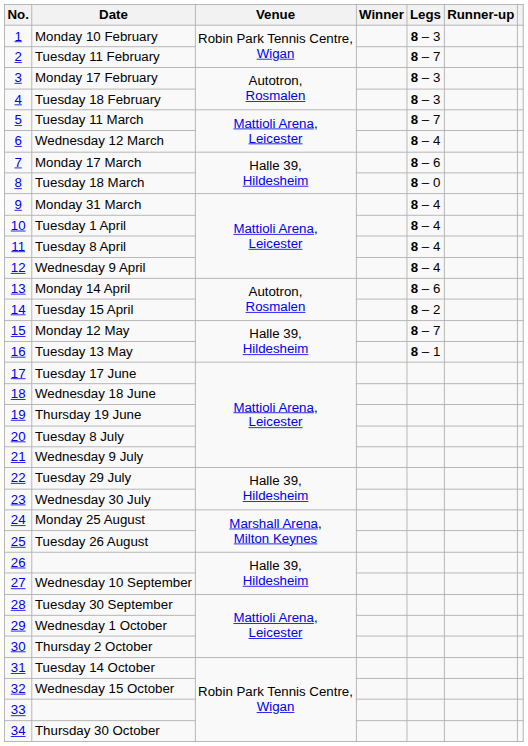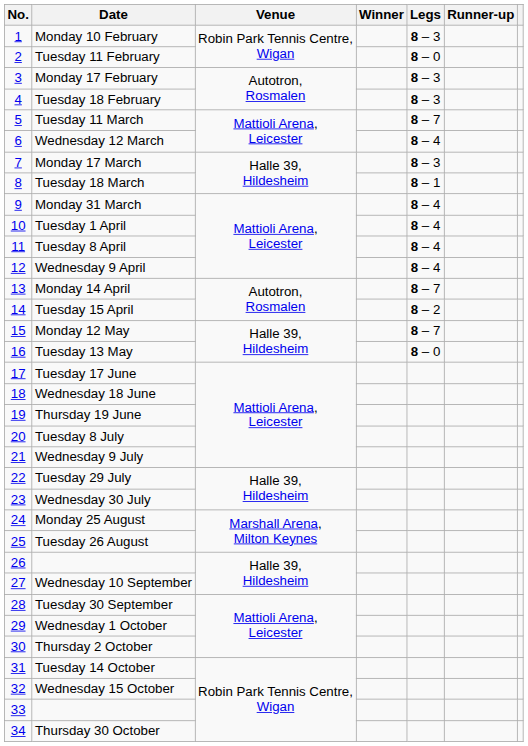(426, 57) 8 – 7 -> (426, 57) 8 – 0
(426, 162) 8 – 6 -> (426, 162) 8 – 3
(426, 183) 8 – 0 -> (426, 183) 8 – 1
(426, 288) 8 – 6 -> (426, 288) 8 – 7
(426, 352) 8 – 1 -> (426, 352) 8 – 0
